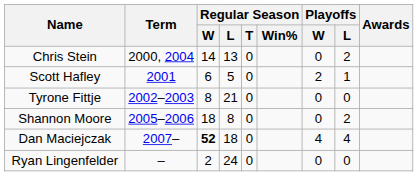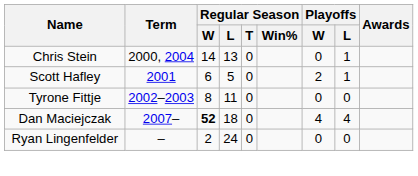(347, 56) 2 -> (347, 56) 1
(231, 98) 21 -> (231, 98) 11
- row: (65, 118)
